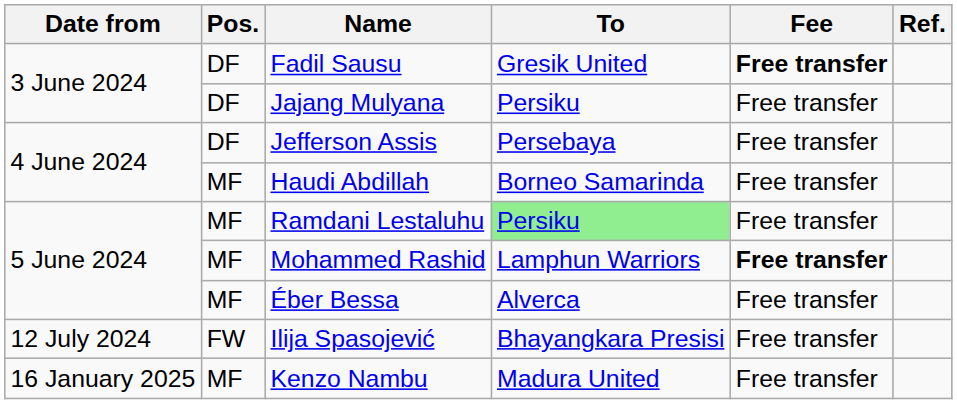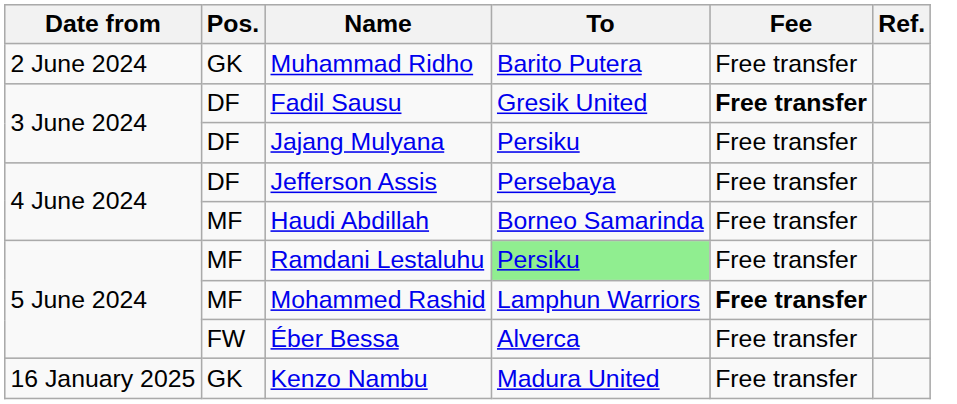+ row: (372, 63)
(225, 299) MF -> (226, 338) FW
- row: (353, 338)
(225, 378) MF -> (225, 378) GK
